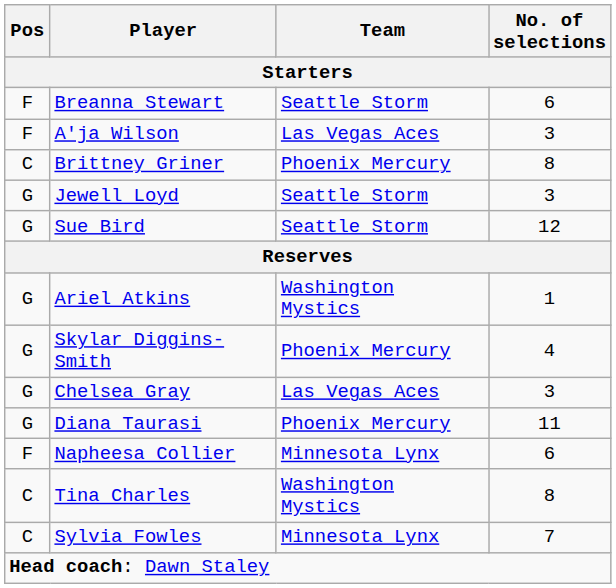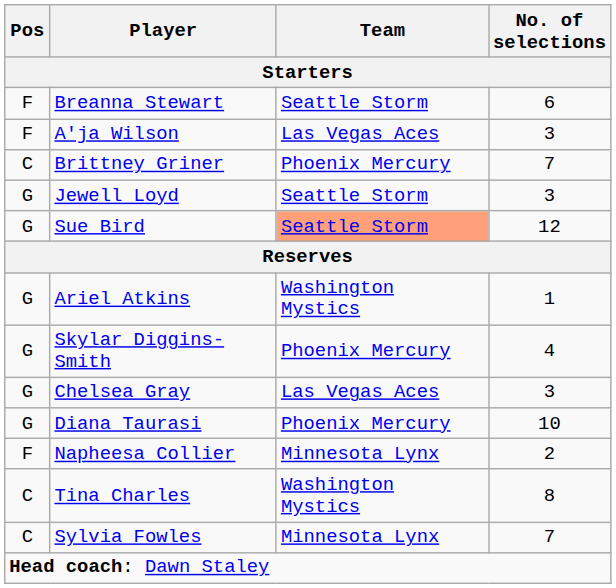(549, 165) 8 -> (549, 165) 7
(354, 226) no background -> (354, 226) lightsalmon background
(549, 423) 11 -> (549, 423) 10
(549, 454) 6 -> (549, 454) 2
